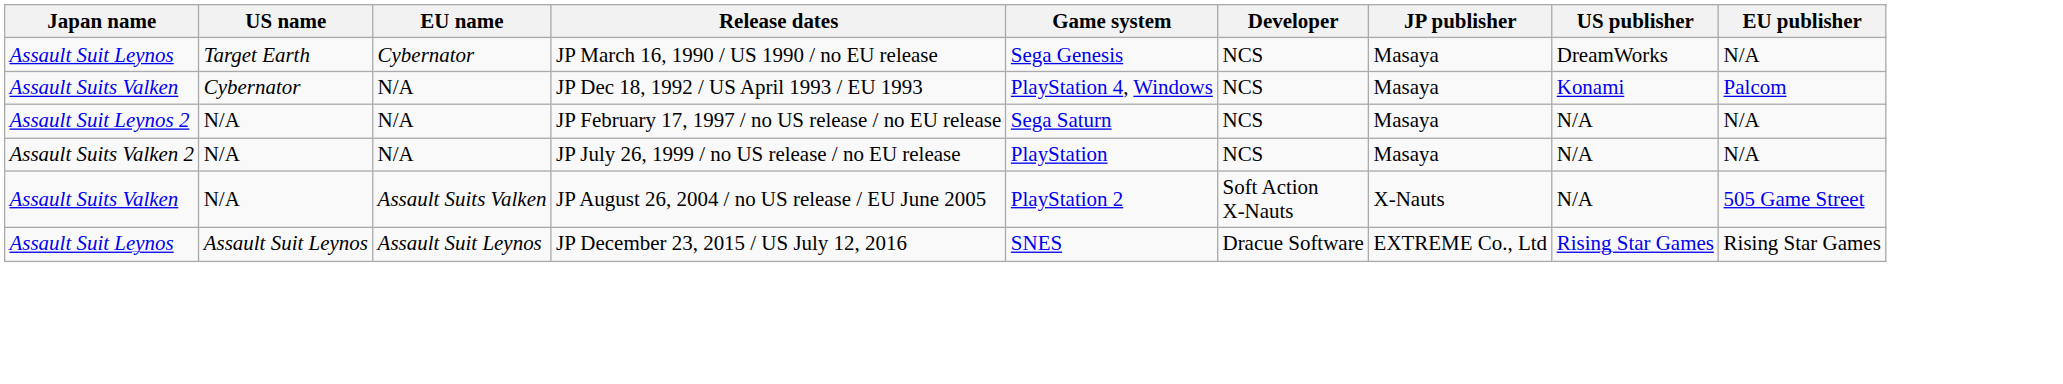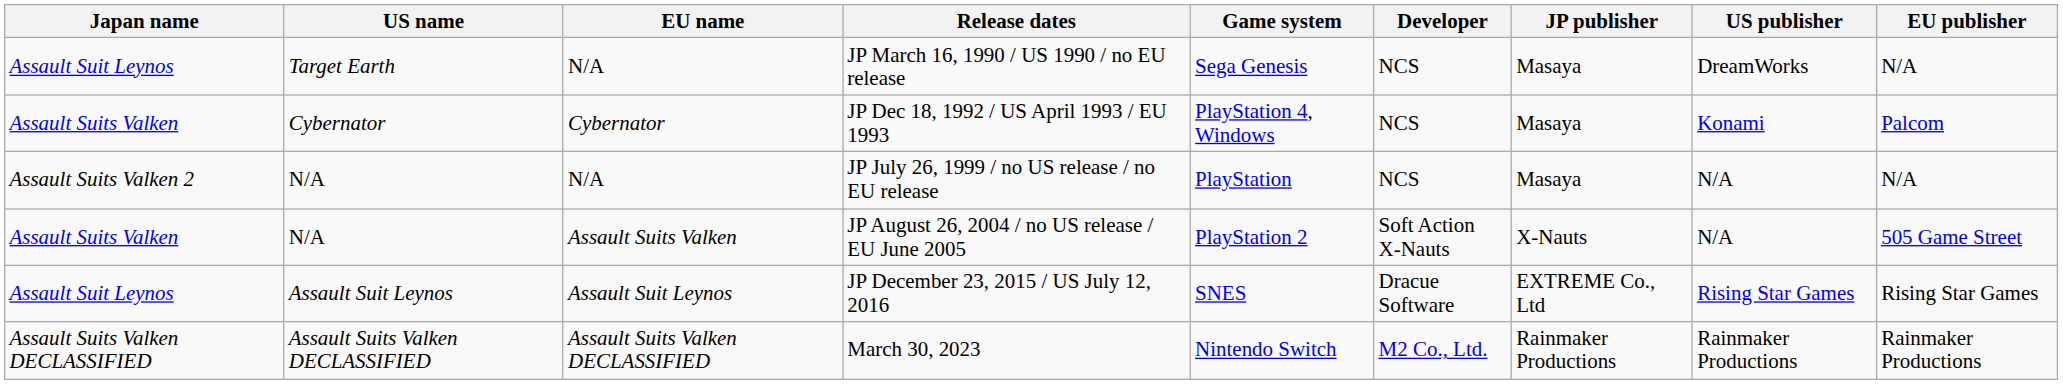(426, 54) Cybernator -> (586, 66) N/A
(396, 87) N/A -> (616, 122) Cybernator
- row: (779, 120)
+ row: (914, 350)
